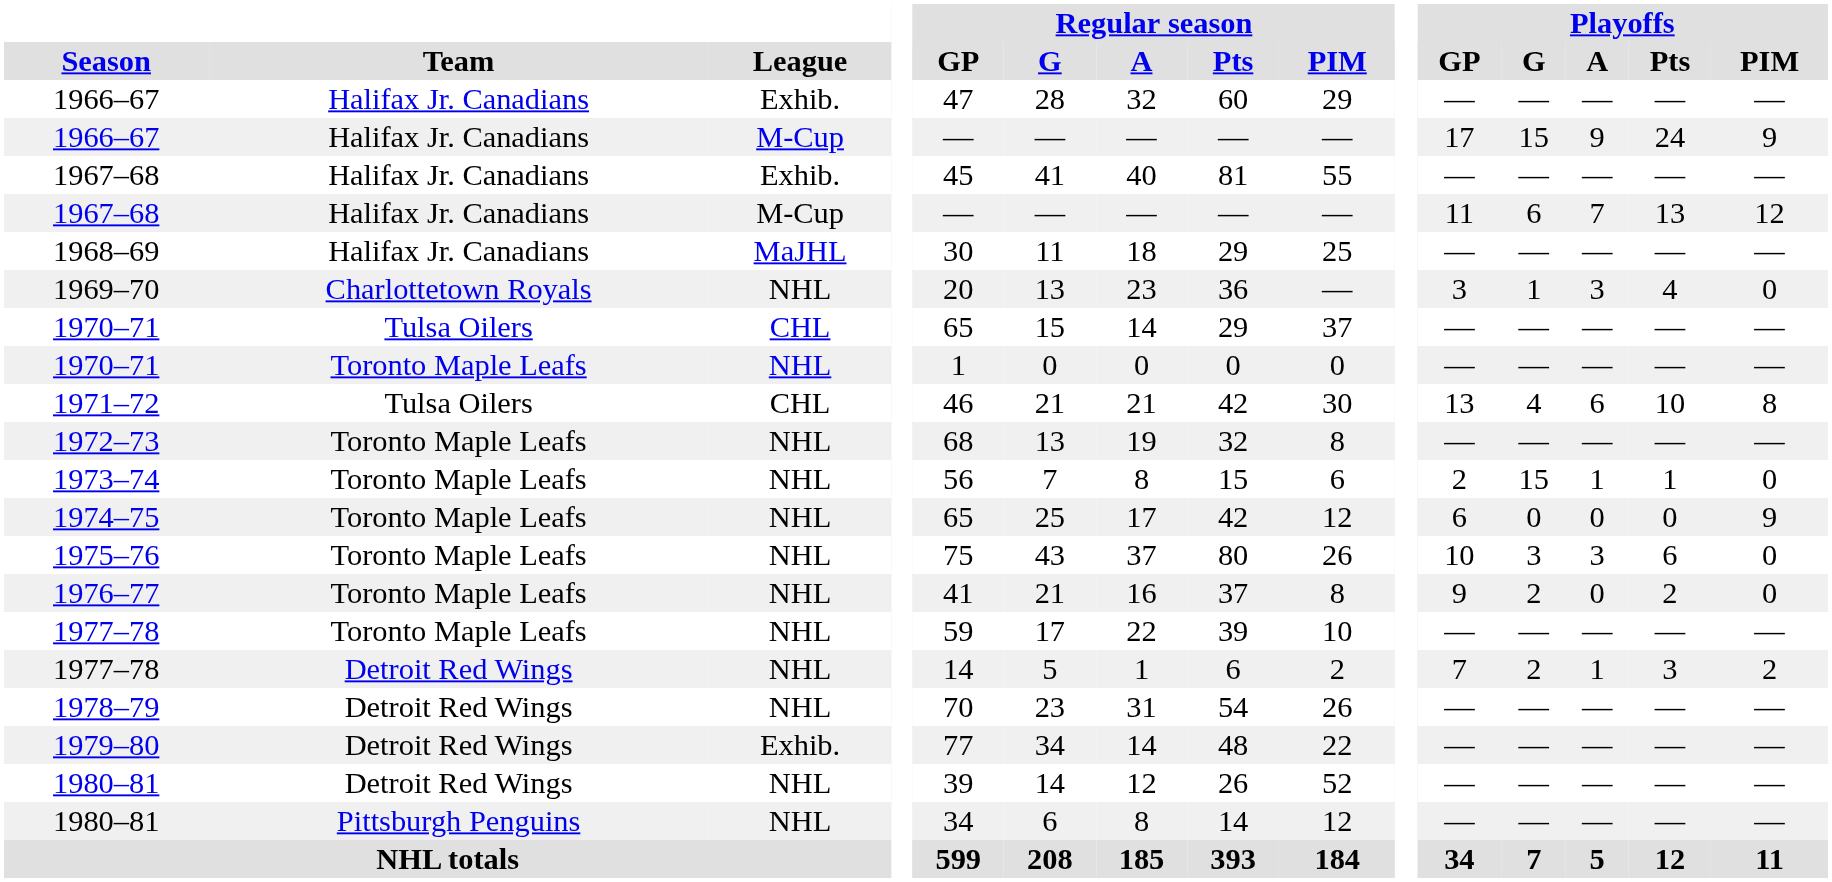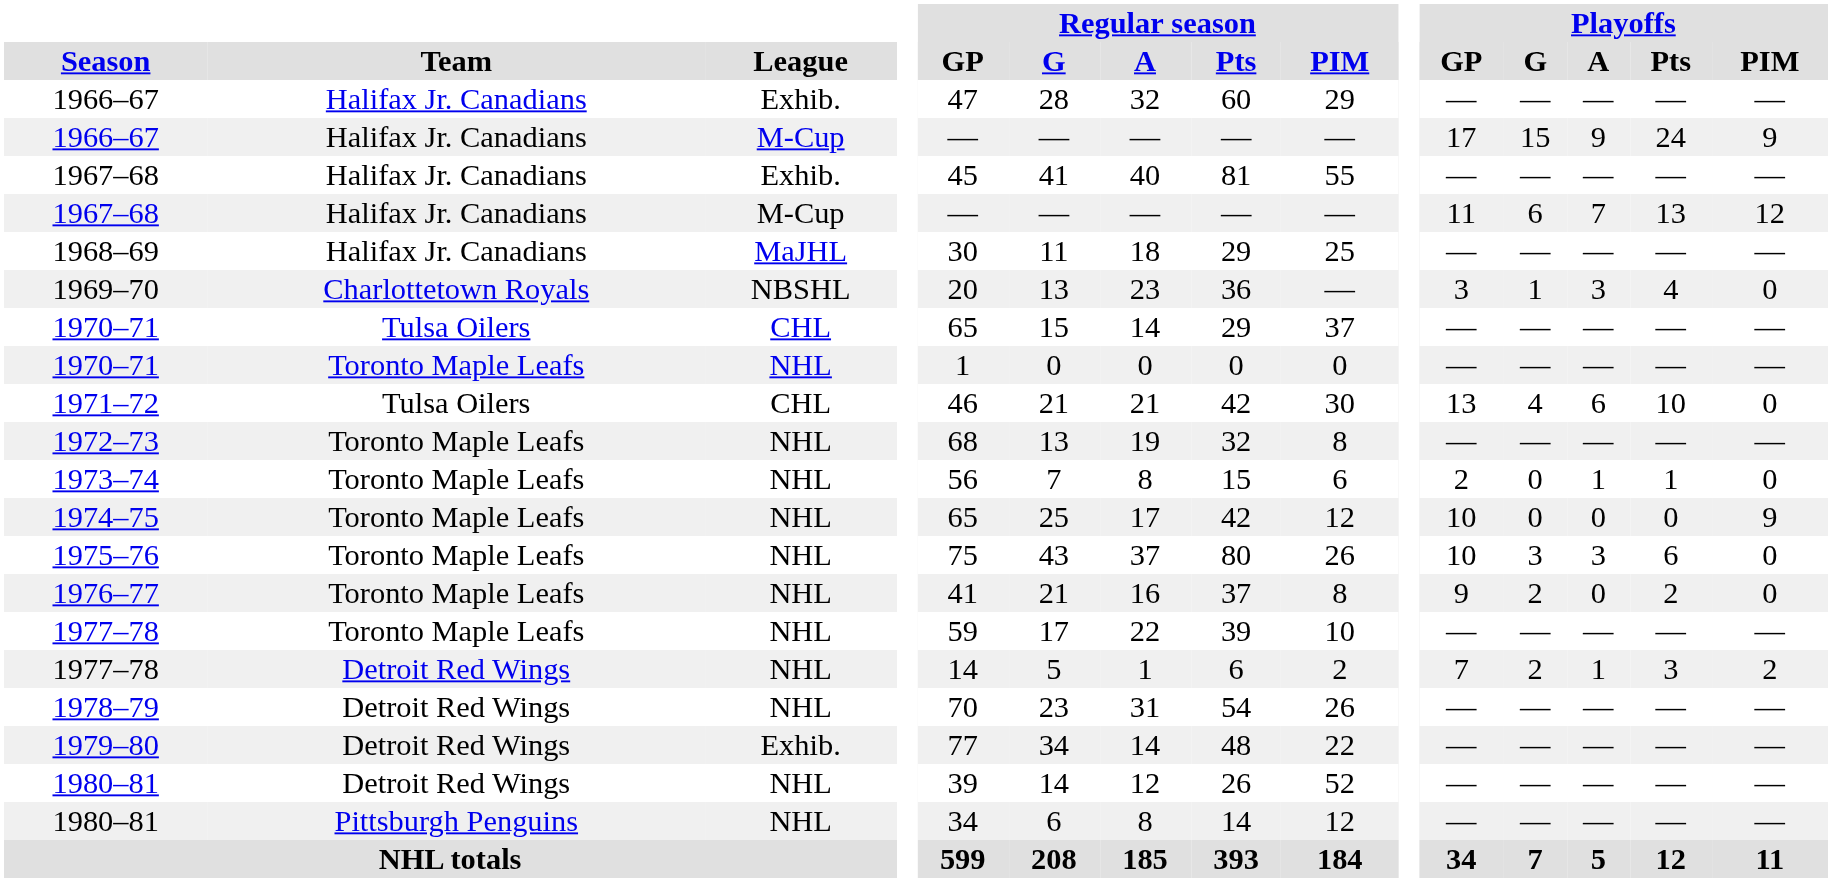(800, 288) NHL -> (801, 288) NBSHL
(1770, 402) 8 -> (1770, 402) 0
(1534, 478) 15 -> (1535, 478) 0
(1459, 516) 6 -> (1461, 516) 10
